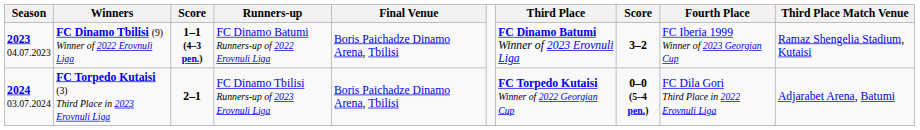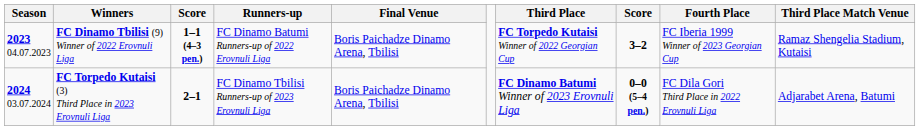(556, 45) FC Dinamo Batumi Winner of 2023 Erovnuli Liga -> (548, 45) FC Torpedo Kutaisi Winner of 2022 Georgian Cup
(548, 96) FC Torpedo Kutaisi Winner of 2022 Georgian Cup -> (556, 96) FC Dinamo Batumi Winner of 2023 Erovnuli Liga
